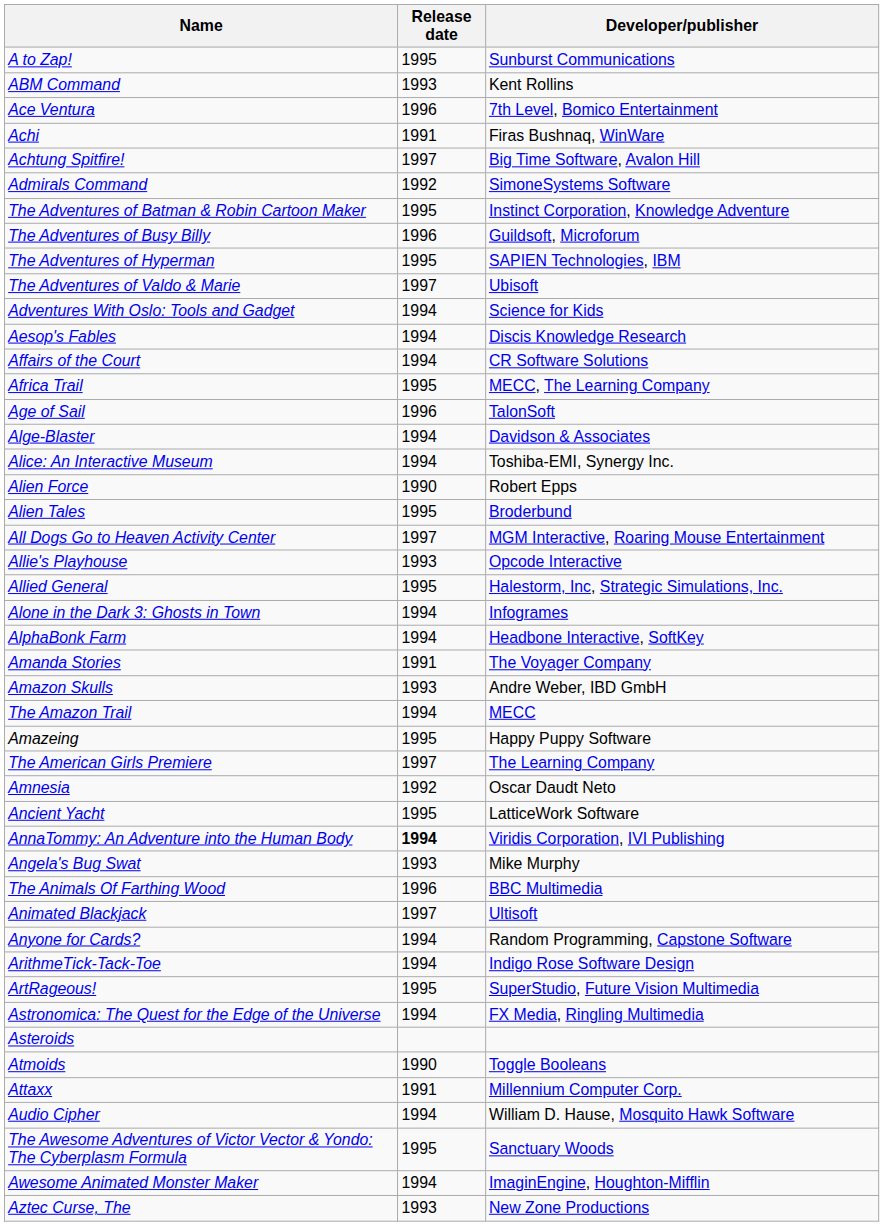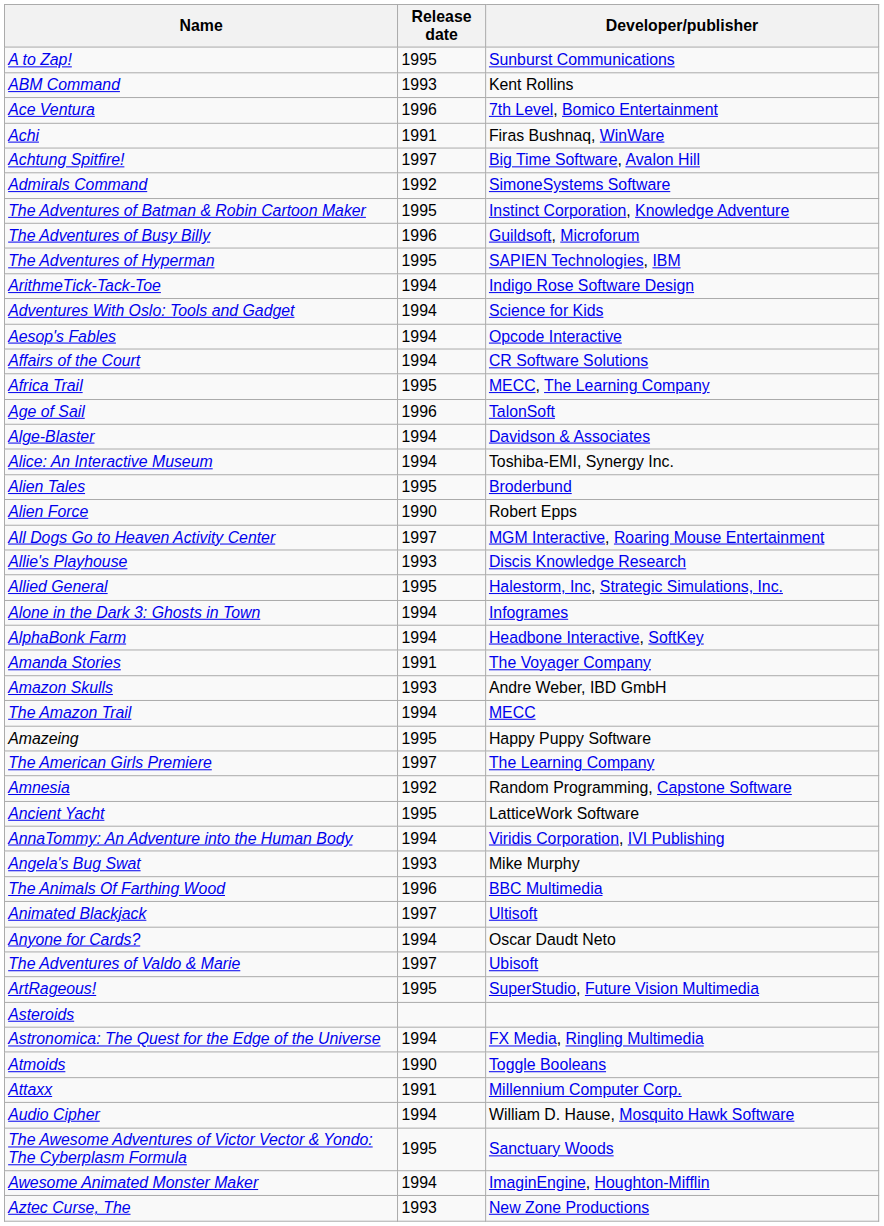rows swapped: (124, 286) <-> (85, 964)
(588, 336) Discis Knowledge Research -> (555, 336) Opcode Interactive
rows swapped: (48, 487) <-> (47, 512)
(555, 562) Opcode Interactive -> (588, 562) Discis Knowledge Research
(552, 788) Oscar Daudt Neto -> (640, 788) Random Programming, Capstone Software
(419, 838) bold -> (419, 838) normal
(640, 939) Random Programming, Capstone Software -> (552, 939) Oscar Daudt Neto
rows swapped: (41, 1039) <-> (194, 1014)
